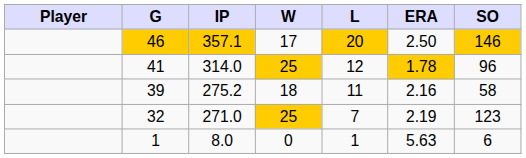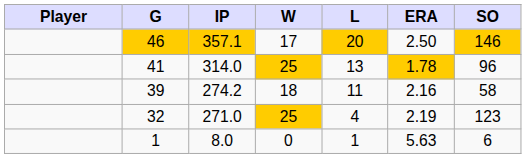(355, 66) 12 -> (355, 66) 13
(222, 91) 275.2 -> (222, 91) 274.2
(355, 116) 7 -> (355, 116) 4
